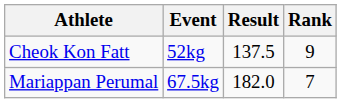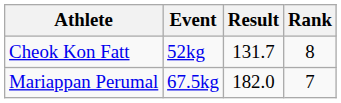(253, 51) 137.5 -> (253, 51) 131.7
(310, 51) 9 -> (310, 51) 8
